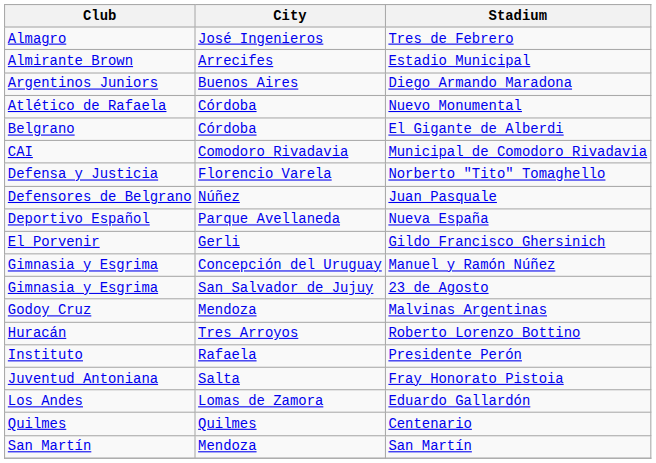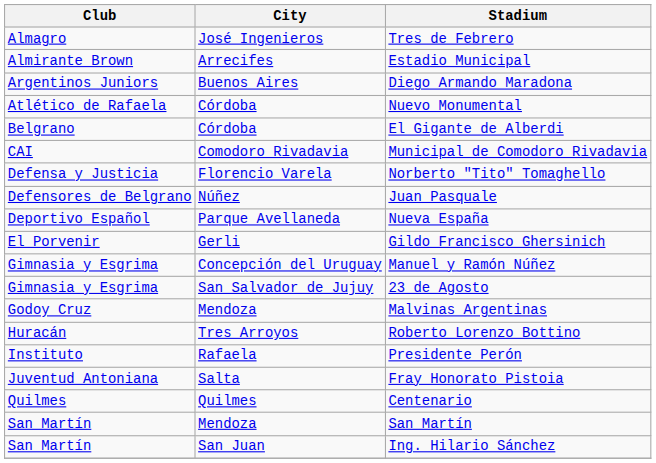- row: (459, 401)
+ row: (472, 447)
